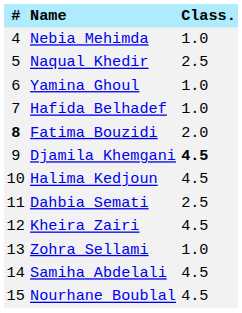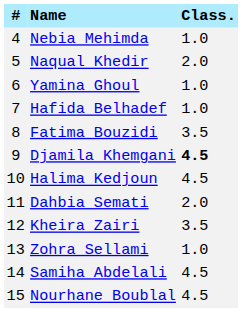(195, 62) 2.5 -> (195, 62) 2.0
(16, 133) bold -> (16, 133) normal
(195, 133) 2.0 -> (195, 133) 3.5
(195, 203) 2.5 -> (195, 203) 2.0
(195, 226) 4.5 -> (195, 226) 3.5
